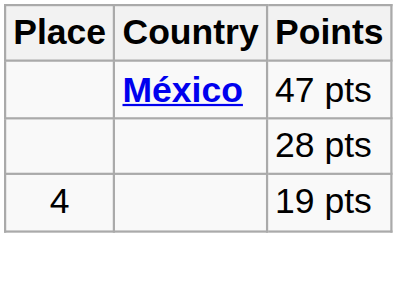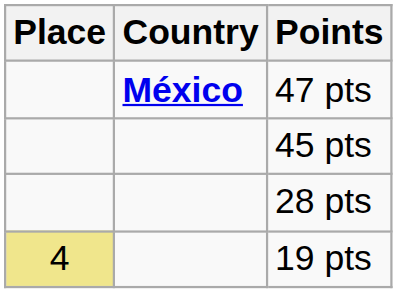+ row: (323, 145)
(60, 201) no background -> (60, 257) khaki background
